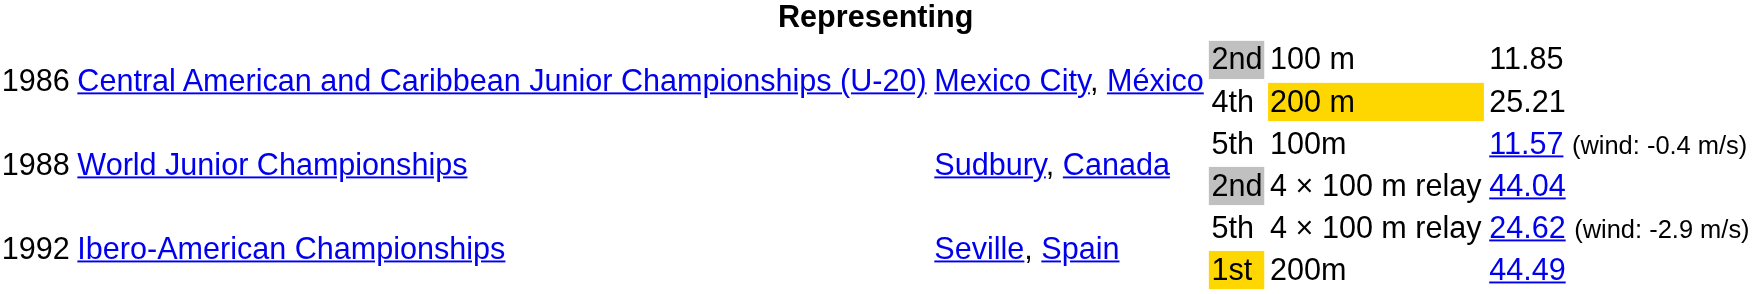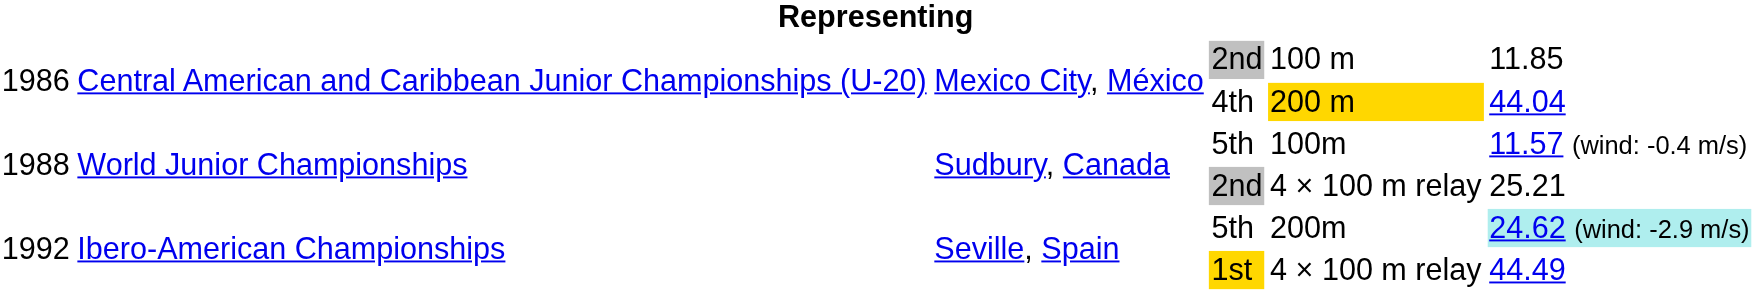(1527, 101) 25.21 -> (1527, 101) 44.04
(1527, 185) 44.04 -> (1527, 185) 25.21
(1376, 227) 4 × 100 m relay -> (1308, 227) 200m
(1619, 227) no background -> (1619, 227) paleturquoise background
(1308, 269) 200m -> (1376, 269) 4 × 100 m relay
